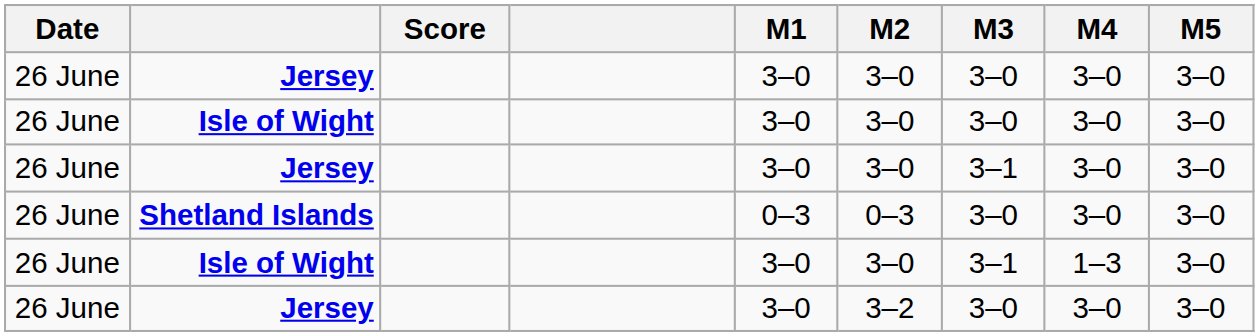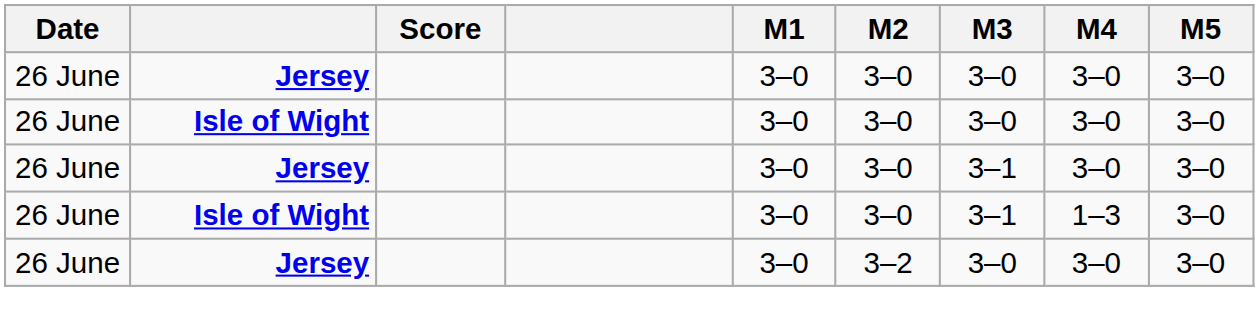- row: (67, 215)
